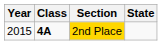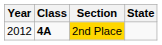(19, 31) 2015 -> (19, 31) 2012
